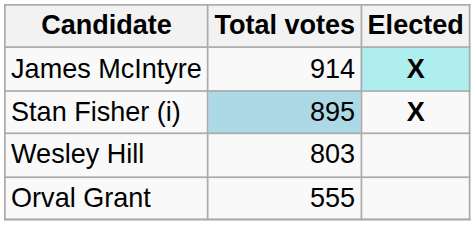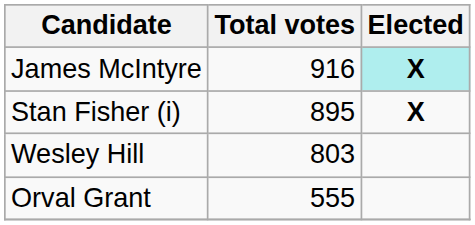(333, 68) 914 -> (333, 68) 916
(333, 111) lightblue background -> (333, 111) no background
